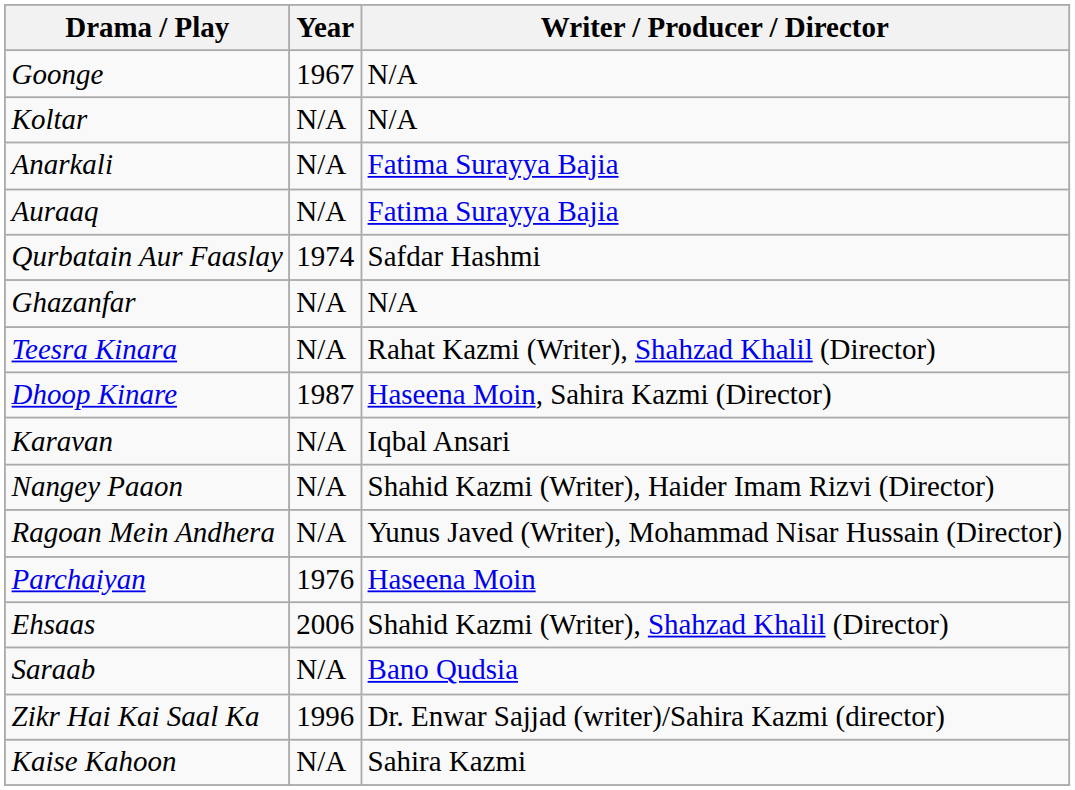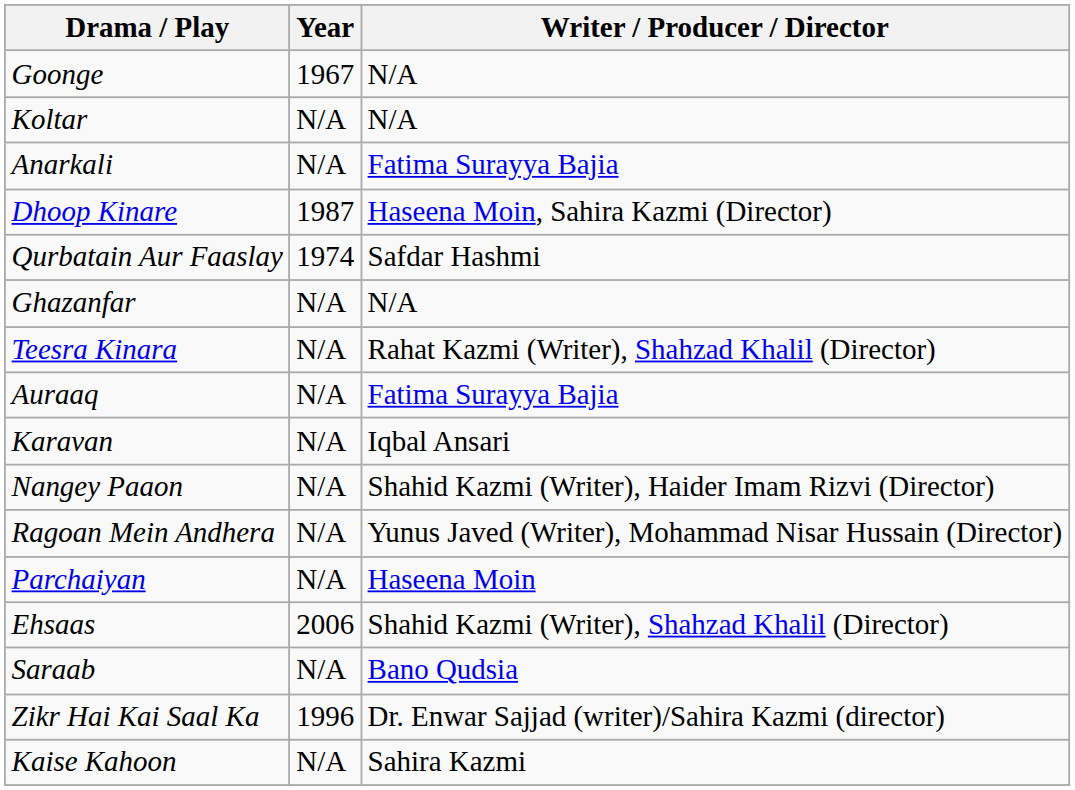rows swapped: (55, 211) <-> (94, 394)
(325, 578) 1976 -> (321, 578) N/A
